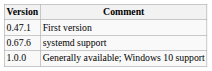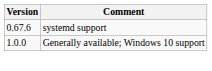- row: (67, 27)
